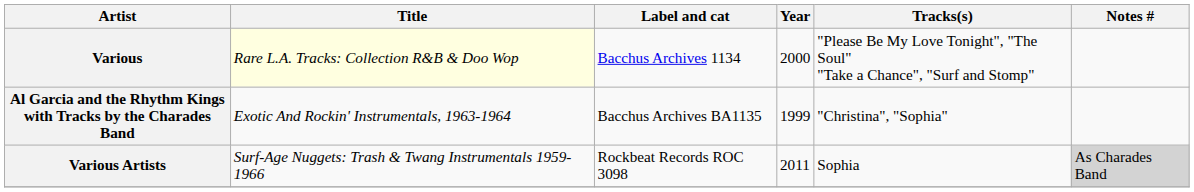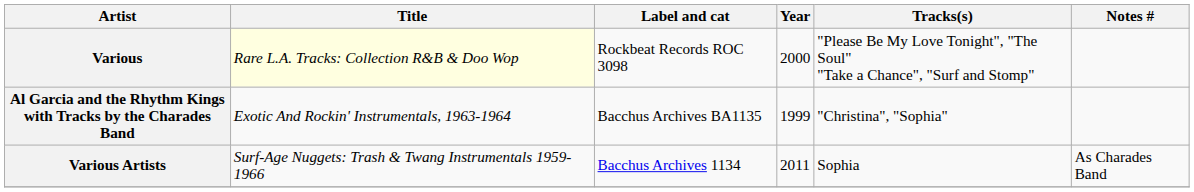(669, 57) Bacchus Archives 1134 -> (671, 57) Rockbeat Records ROC 3098
(671, 165) Rockbeat Records ROC 3098 -> (669, 165) Bacchus Archives 1134
(1113, 165) lightgrey background -> (1113, 165) no background
